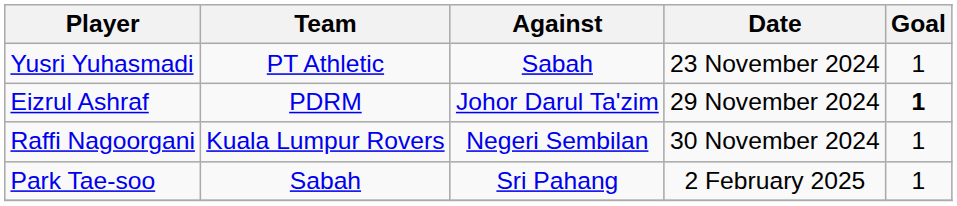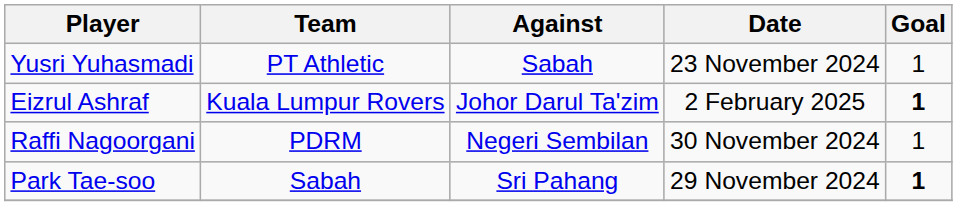(325, 102) PDRM -> (325, 102) Kuala Lumpur Rovers
(775, 102) 29 November 2024 -> (775, 102) 2 February 2025
(325, 141) Kuala Lumpur Rovers -> (325, 141) PDRM
(775, 180) 2 February 2025 -> (775, 180) 29 November 2024
(918, 180) normal -> (918, 180) bold
